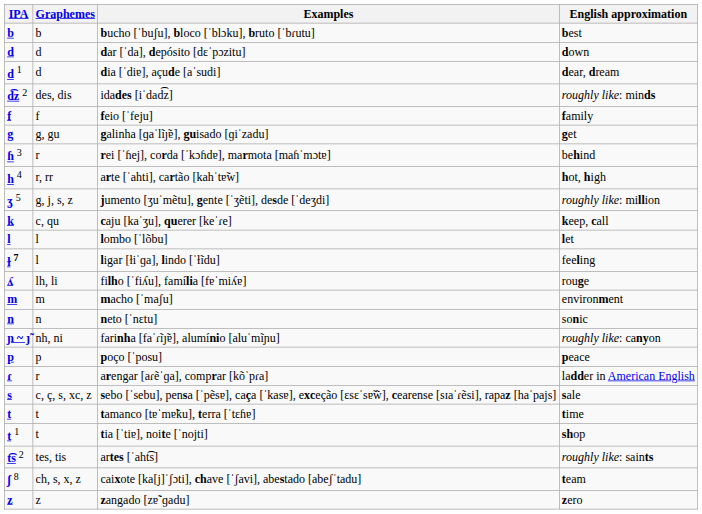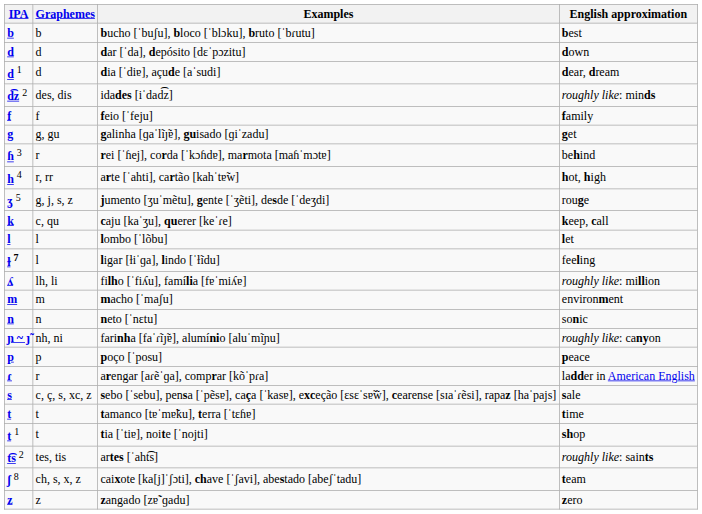(611, 199) roughly like: million -> (576, 199) rouge
(576, 280) rouge -> (611, 280) roughly like: million
